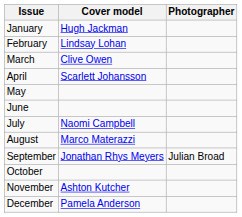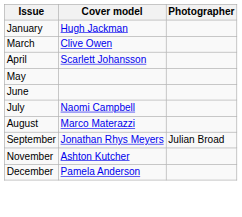- row: (27, 44)
- row: (25, 172)
